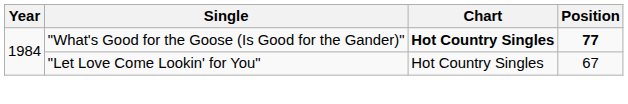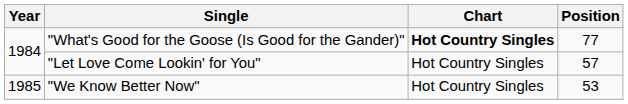(591, 39) bold -> (591, 39) normal
(591, 63) 67 -> (591, 63) 57
+ row: (124, 87)
